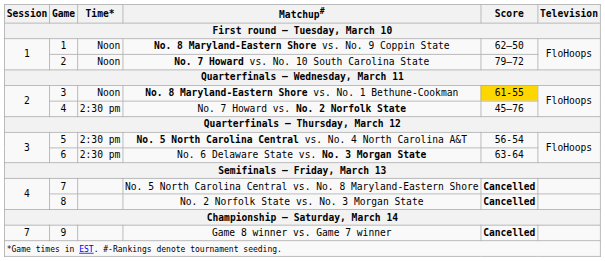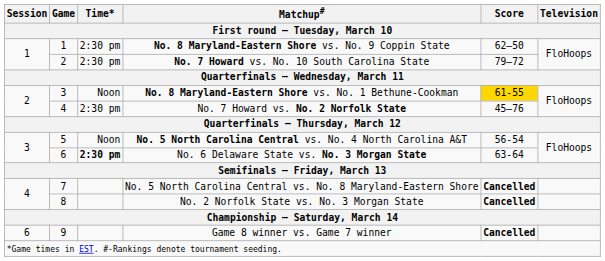(109, 47) Noon -> (100, 47) 2:30 pm
(109, 62) Noon -> (100, 62) 2:30 pm
(100, 140) 2:30 pm -> (109, 140) Noon
(100, 156) normal -> (100, 156) bold
(27, 233) 7 -> (27, 233) 6
